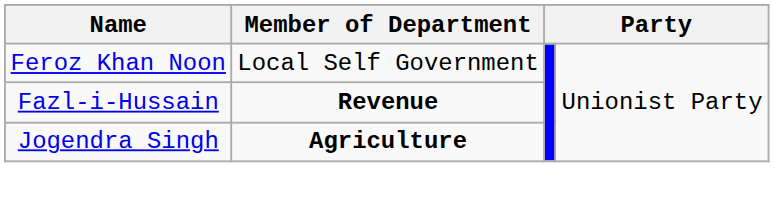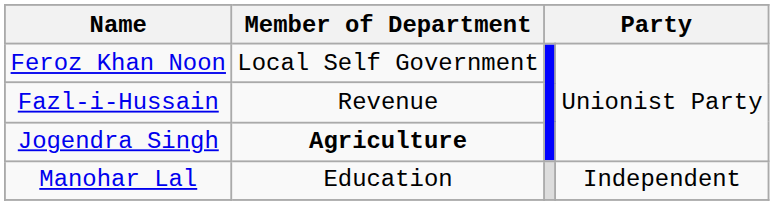(388, 102) bold -> (388, 102) normal
+ row: (118, 180)
